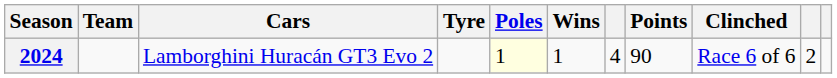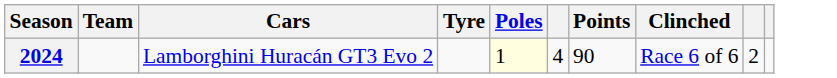- column: (576, 21)
